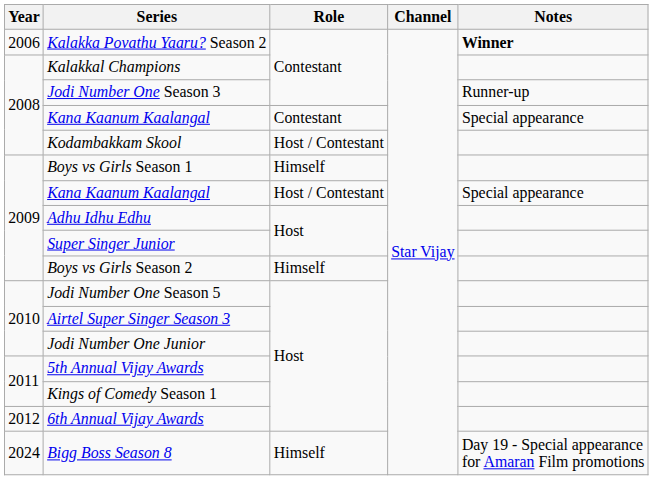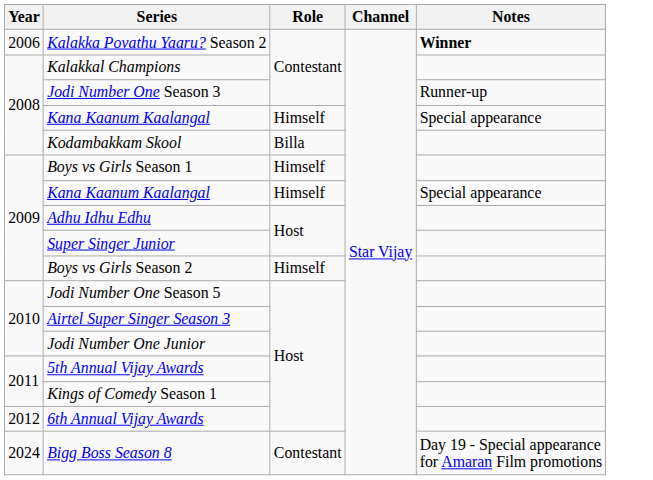(308, 117) Contestant -> (299, 117) Himself
(329, 142) Host / Contestant -> (289, 142) Billa
(329, 192) Host / Contestant -> (299, 192) Himself
(299, 453) Himself -> (308, 453) Contestant
